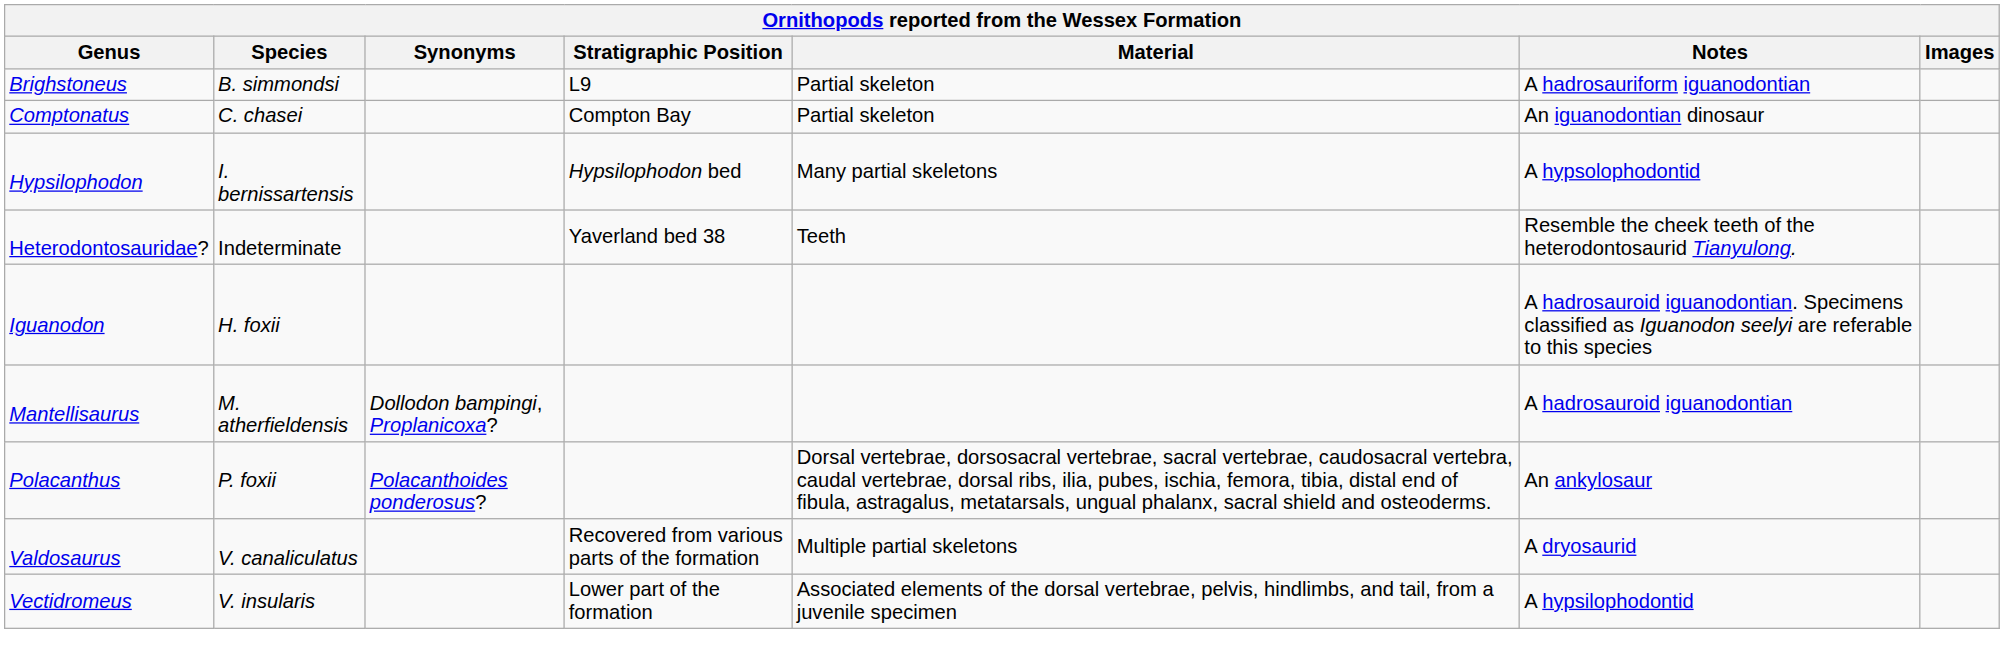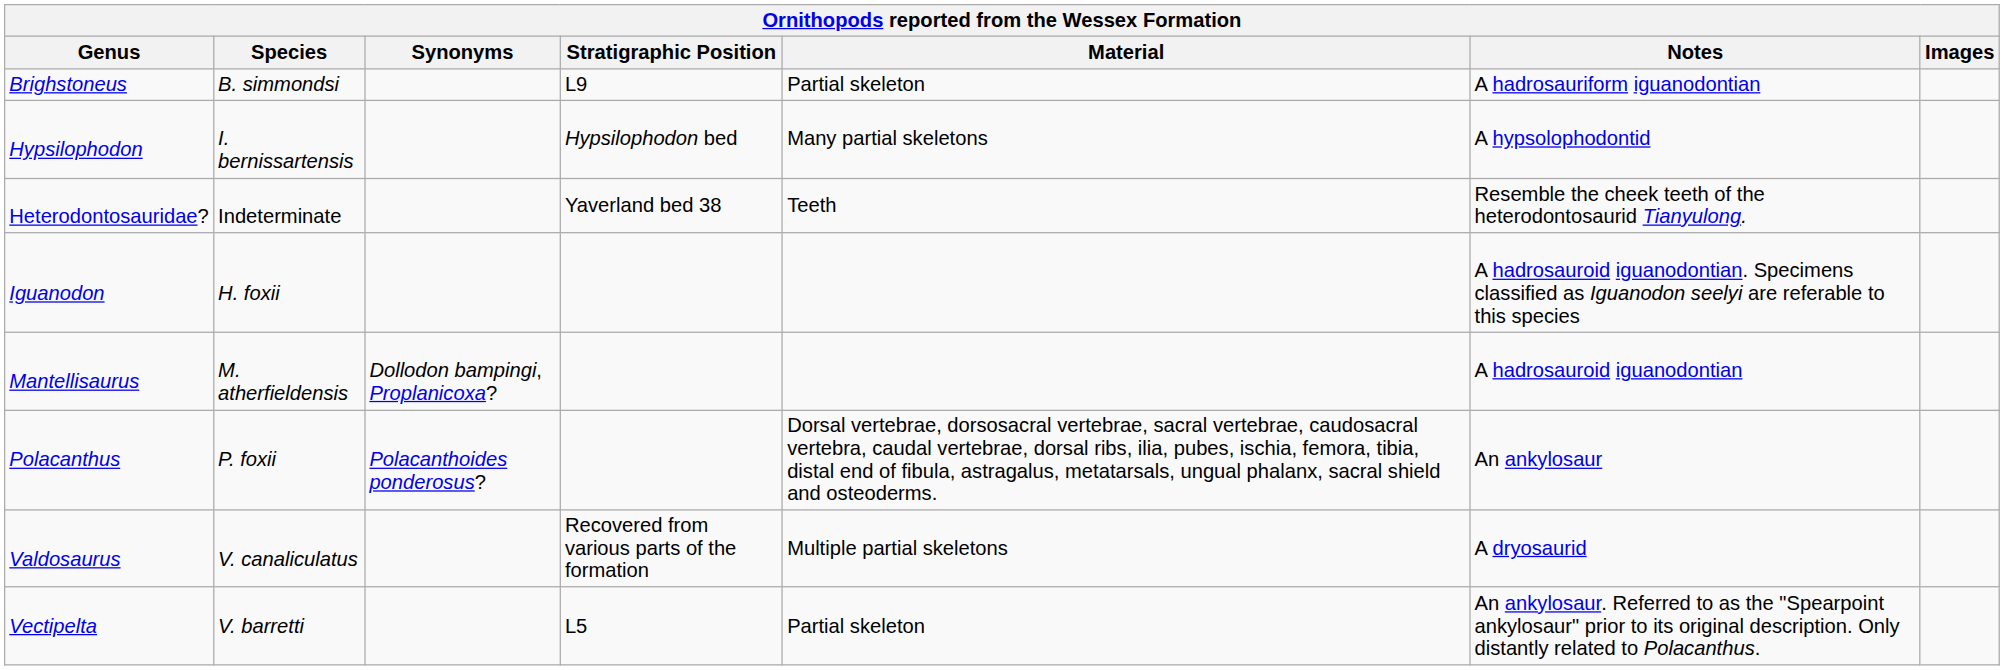- row: (69, 116)
- row: (71, 601)
+ row: (53, 625)
